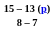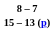rows swapped: (27, 22) <-> (27, 8)
